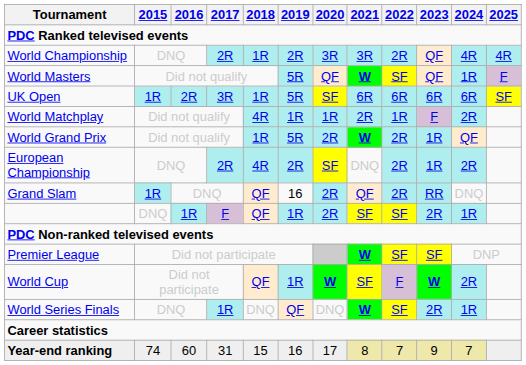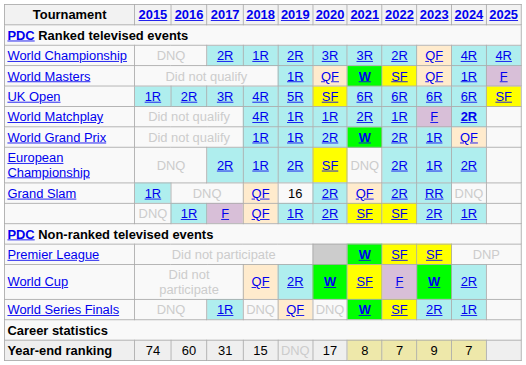(295, 76) 5R -> (295, 76) 1R
(261, 97) 1R -> (261, 97) 4R
(469, 117) normal -> (469, 117) bold
(295, 138) 5R -> (295, 138) 1R
(261, 165) 4R -> (261, 165) 1R
(295, 282) 1R -> (295, 282) 2R
(295, 351) 16 -> (295, 351) DNQ
